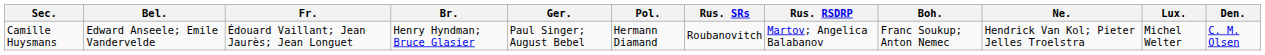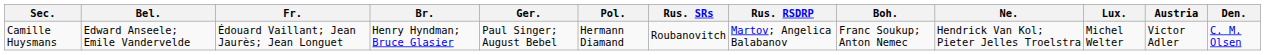+ column: (1176, 13)
